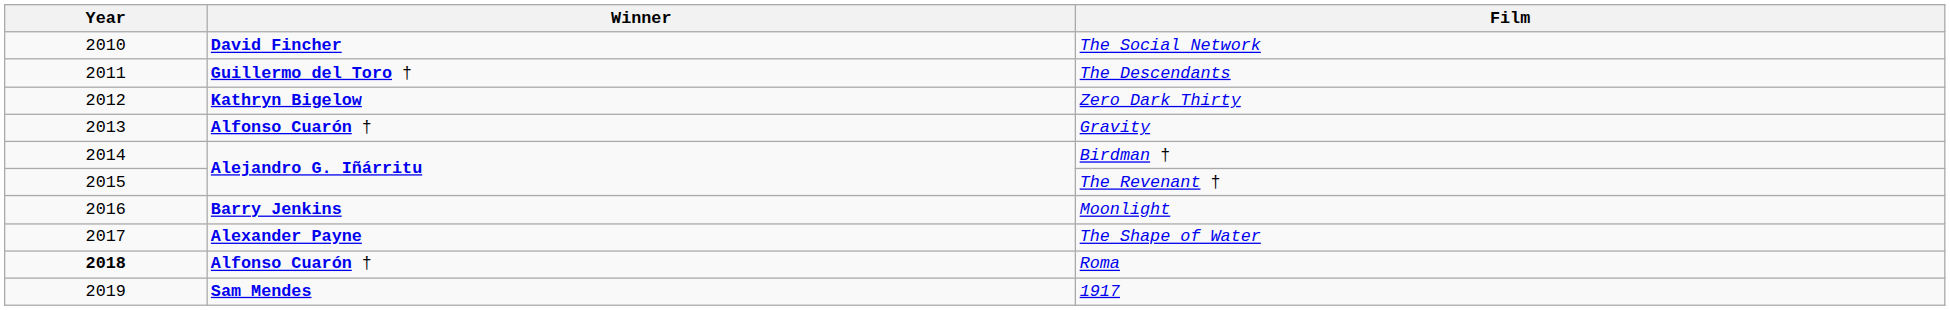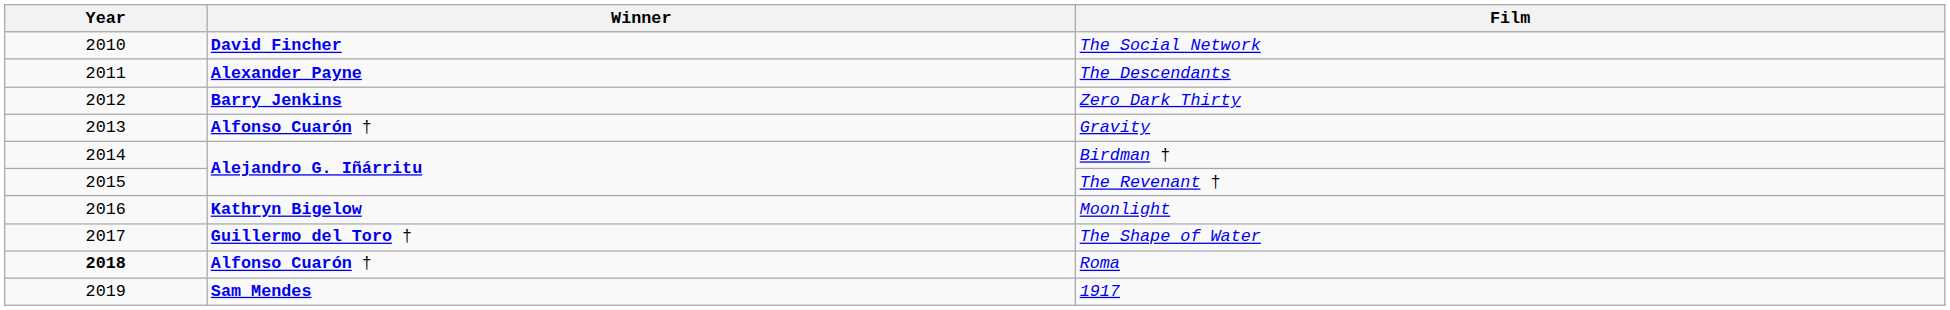(312, 73) Guillermo del Toro † -> (286, 73) Alexander Payne
(286, 100) Kathryn Bigelow -> (276, 100) Barry Jenkins
(276, 210) Barry Jenkins -> (286, 210) Kathryn Bigelow
(286, 237) Alexander Payne -> (312, 237) Guillermo del Toro †
